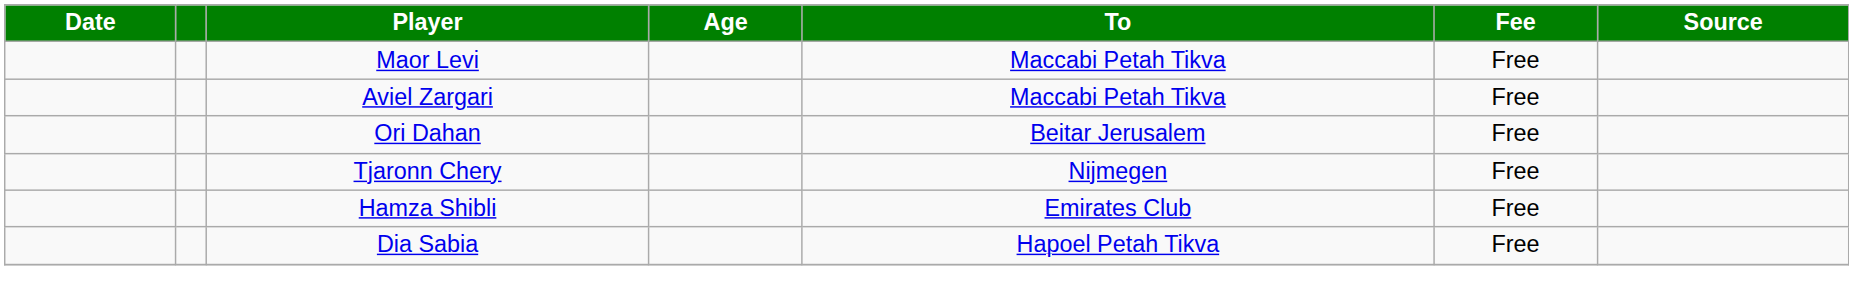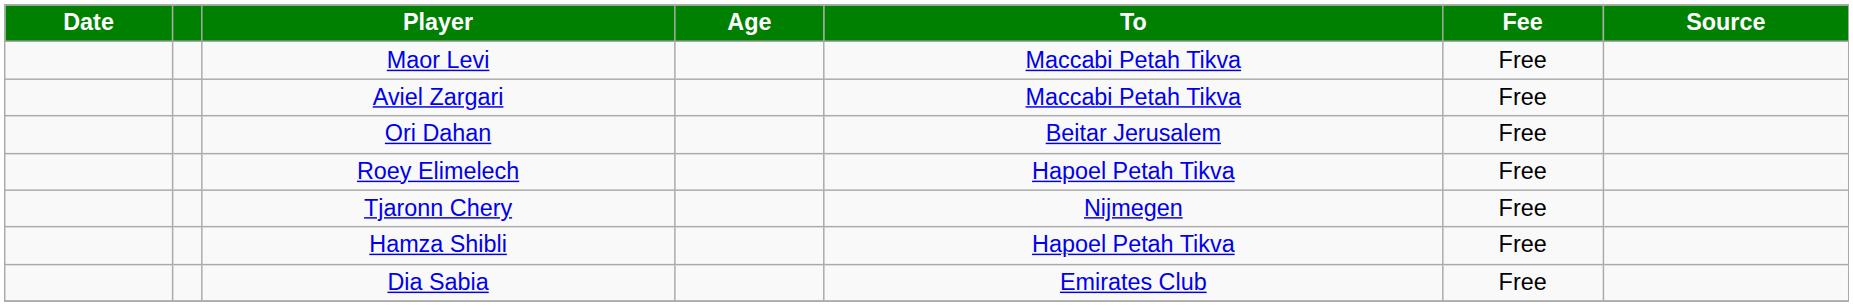+ row: (438, 171)
(1118, 208) Emirates Club -> (1133, 245) Hapoel Petah Tikva
(1118, 245) Hapoel Petah Tikva -> (1133, 282) Emirates Club
